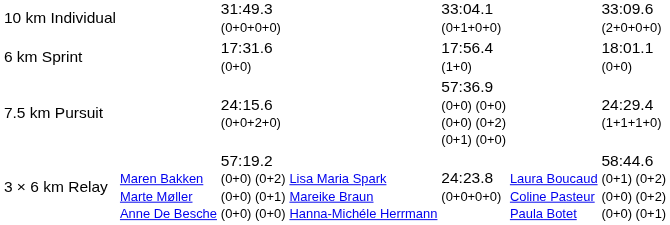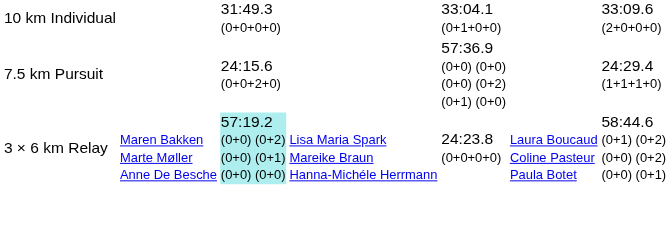- row: (43, 57)
(253, 187) no background -> (253, 148) paleturquoise background
